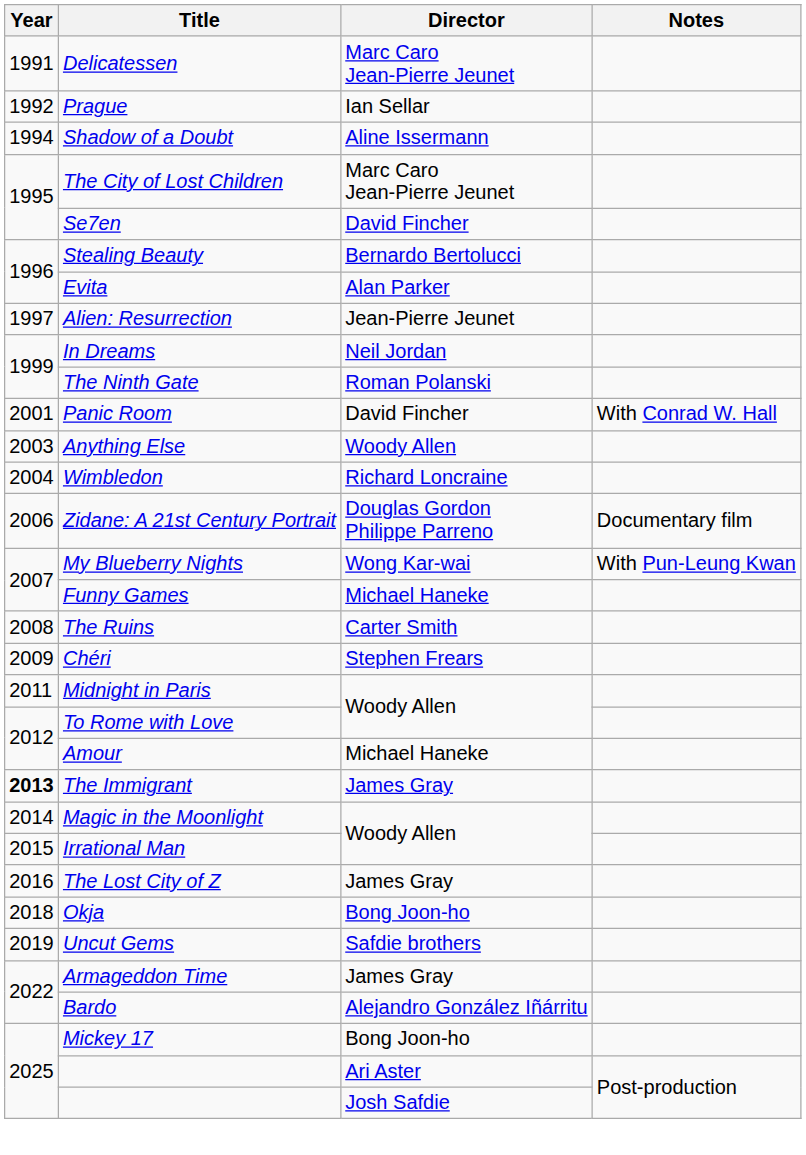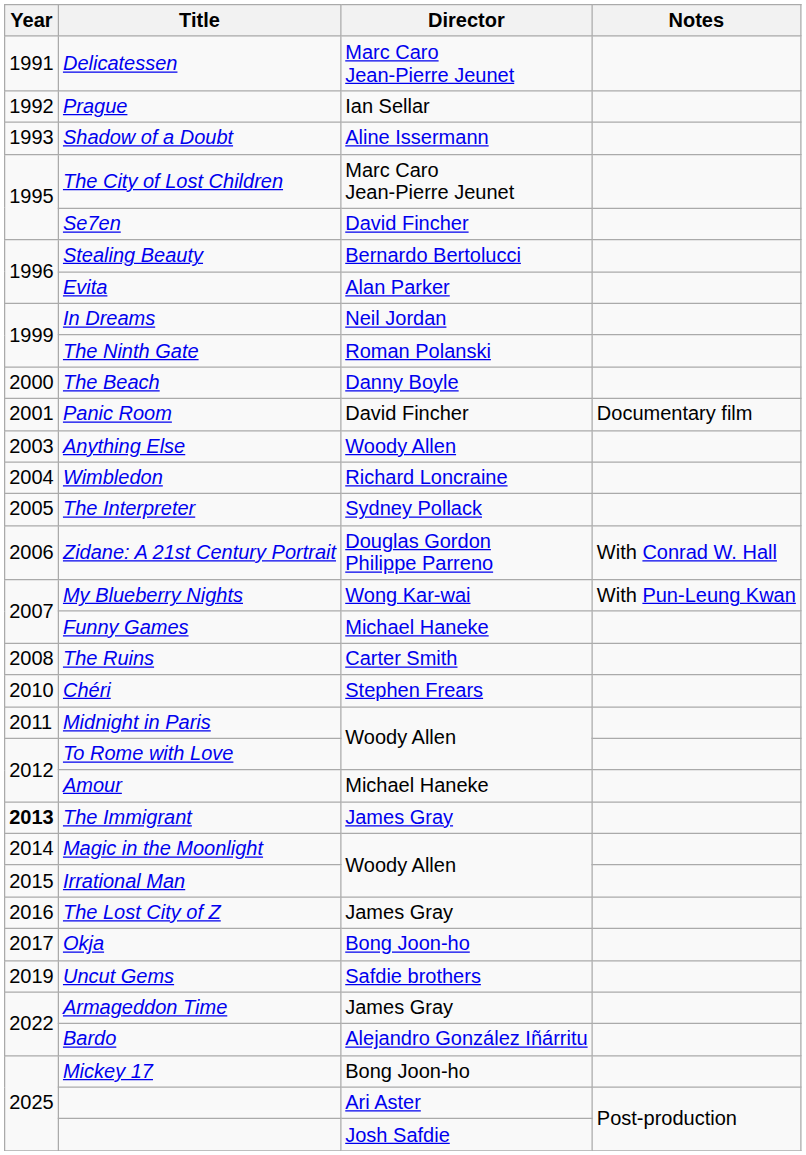(31, 138) 1994 -> (31, 138) 1993
- row: (147, 319)
+ row: (111, 382)
(687, 414) With Conrad W. Hall -> (675, 414) Documentary film
+ row: (129, 509)
(675, 520) Documentary film -> (687, 552) With Conrad W. Hall
(31, 658) 2009 -> (31, 690) 2010
(31, 912) 2018 -> (31, 944) 2017
